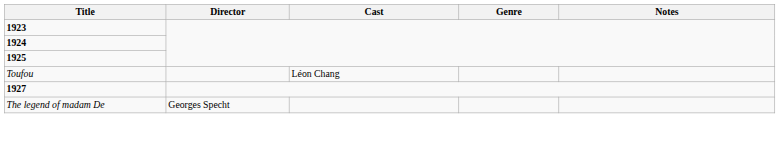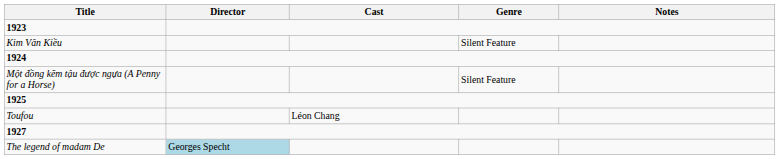+ row: (34, 43)
+ row: (83, 79)
(199, 105) no background -> (199, 147) lightblue background
